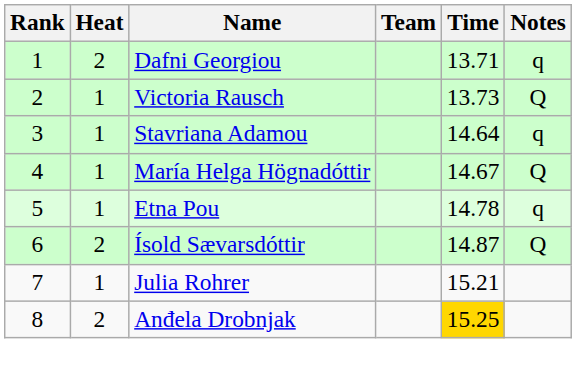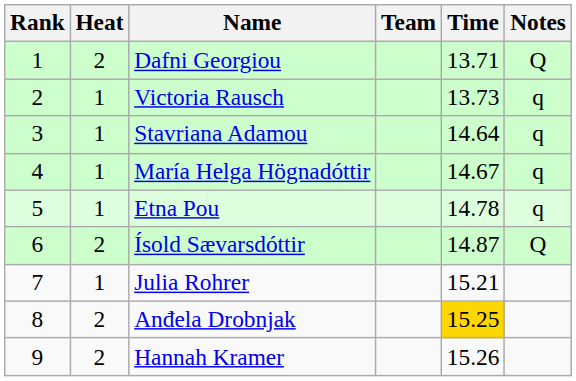(538, 60) q -> (538, 60) Q
(538, 97) Q -> (538, 97) q
(538, 171) Q -> (538, 171) q
+ row: (209, 356)
